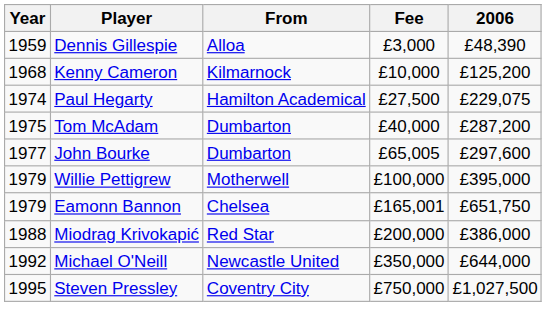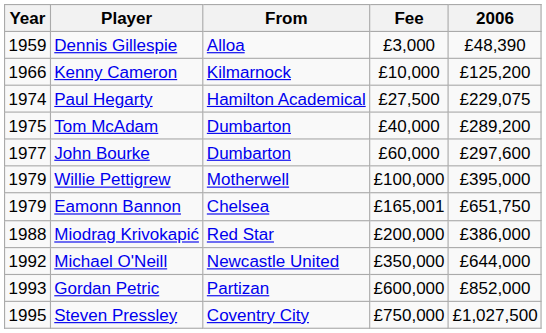(27, 72) 1968 -> (27, 72) 1966
(495, 126) £287,200 -> (495, 126) £289,200
(409, 153) £65,005 -> (409, 153) £60,000
+ row: (107, 288)
